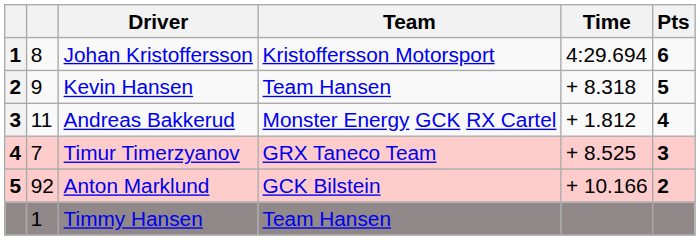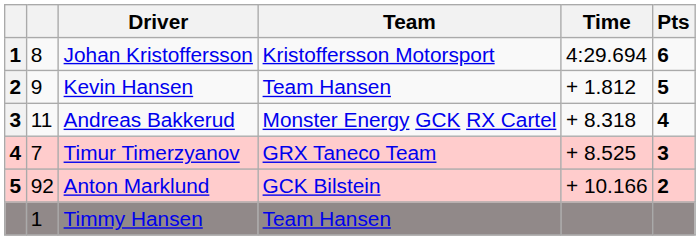(601, 87) + 8.318 -> (601, 87) + 1.812
(601, 120) + 1.812 -> (601, 120) + 8.318
